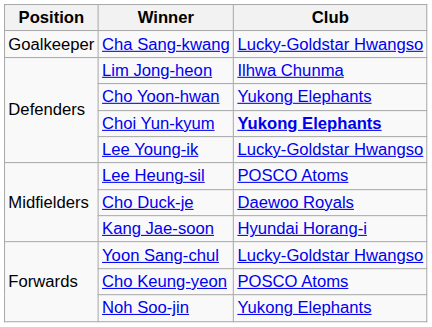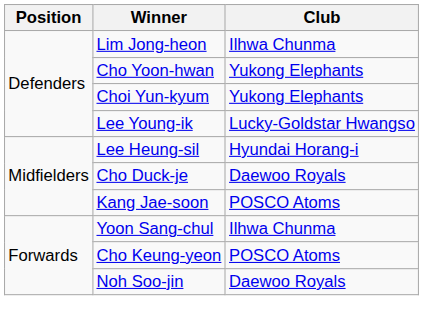- row: (166, 44)
(309, 123) bold -> (296, 96) normal
(293, 176) POSCO Atoms -> (294, 149) Hyundai Horang-i
(302, 228) Hyundai Horang-i -> (285, 202) POSCO Atoms
(330, 255) Lucky-Goldstar Hwangso -> (282, 228) Ilhwa Chunma
(304, 307) Yukong Elephants -> (287, 281) Daewoo Royals
